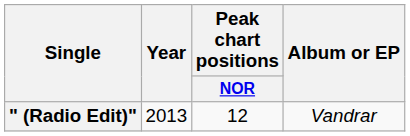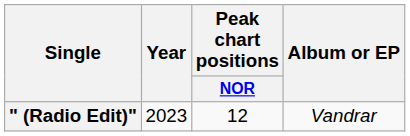(166, 116) 2013 -> (166, 116) 2023
